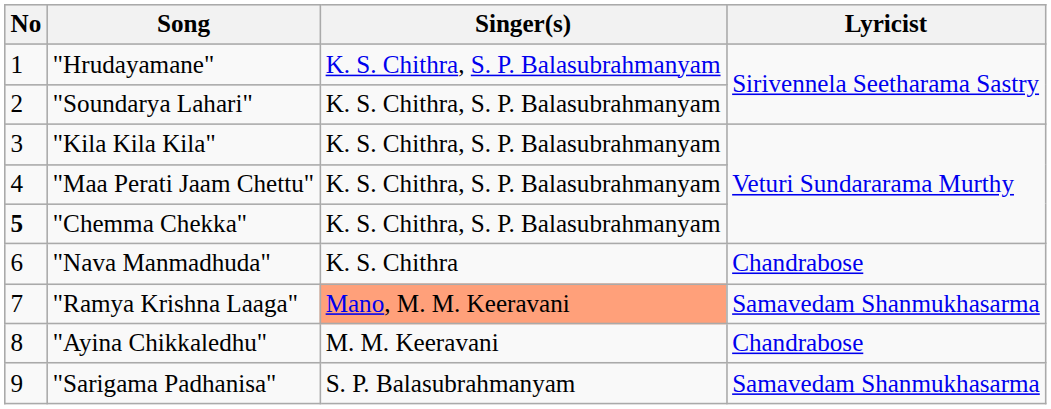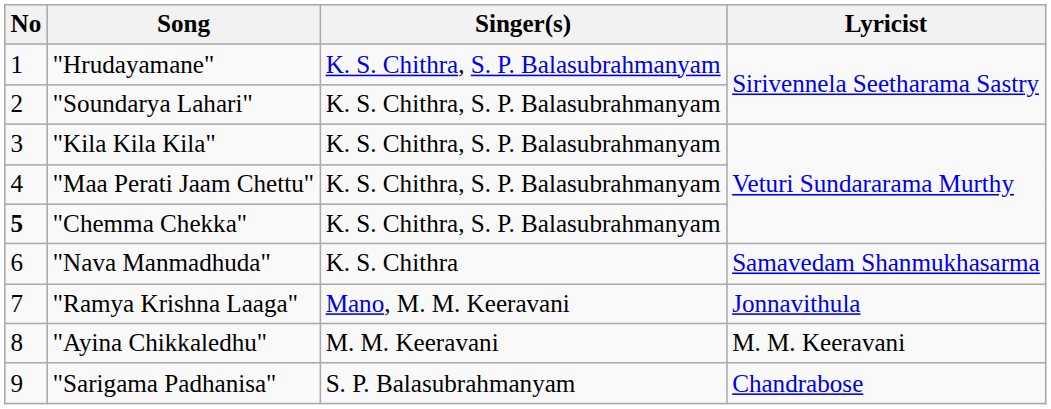(798, 263) Chandrabose -> (886, 263) Samavedam Shanmukhasarma
(448, 303) lightsalmon background -> (448, 303) no background
(886, 303) Samavedam Shanmukhasarma -> (796, 303) Jonnavithula
(798, 343) Chandrabose -> (819, 343) M. M. Keeravani
(886, 382) Samavedam Shanmukhasarma -> (798, 382) Chandrabose
